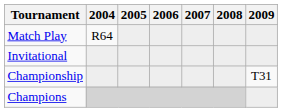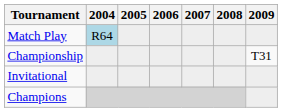(102, 35) no background -> (102, 35) lightblue background
rows swapped: (45, 76) <-> (37, 55)
